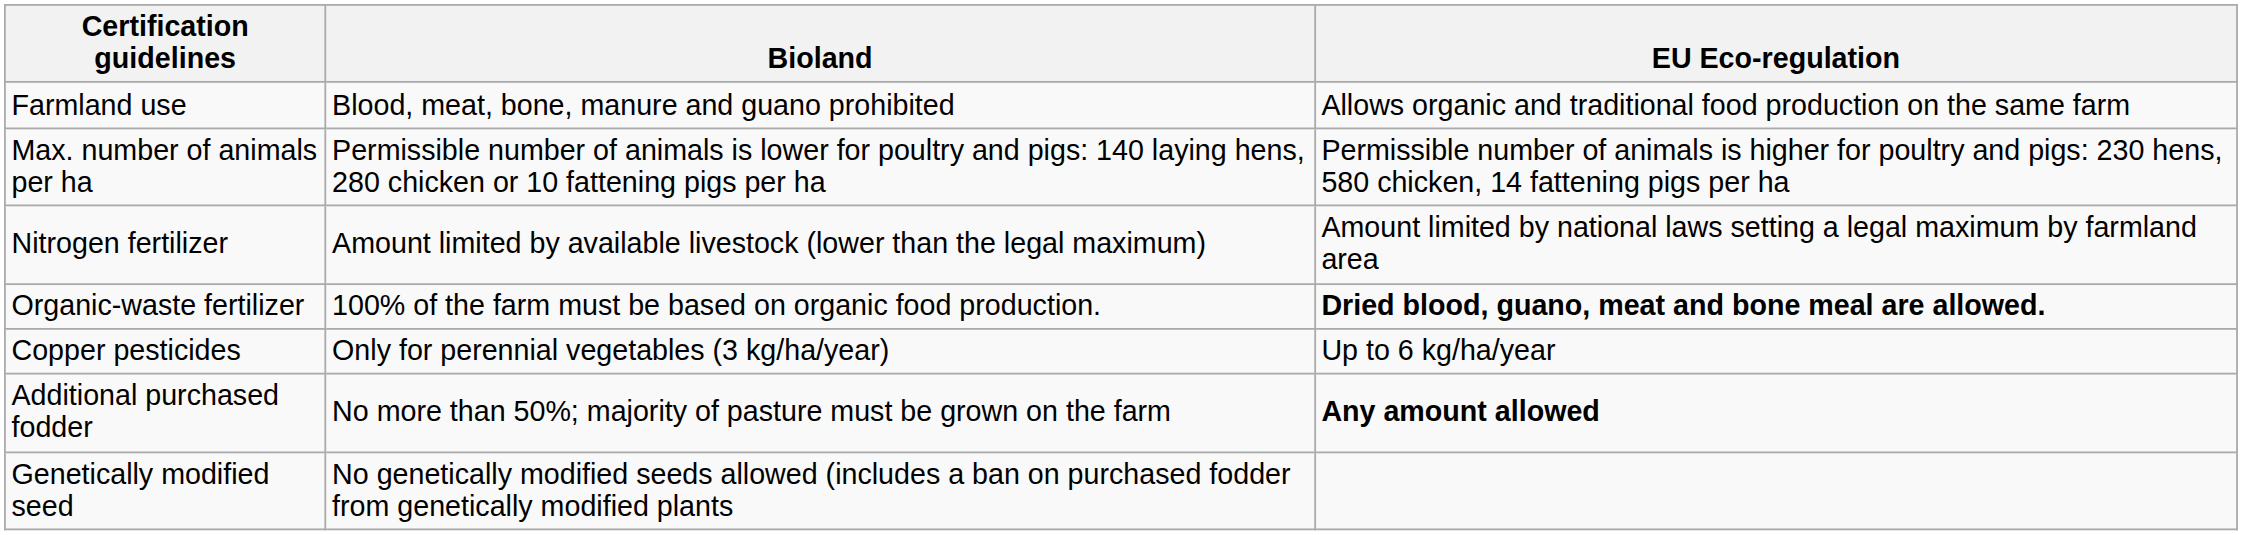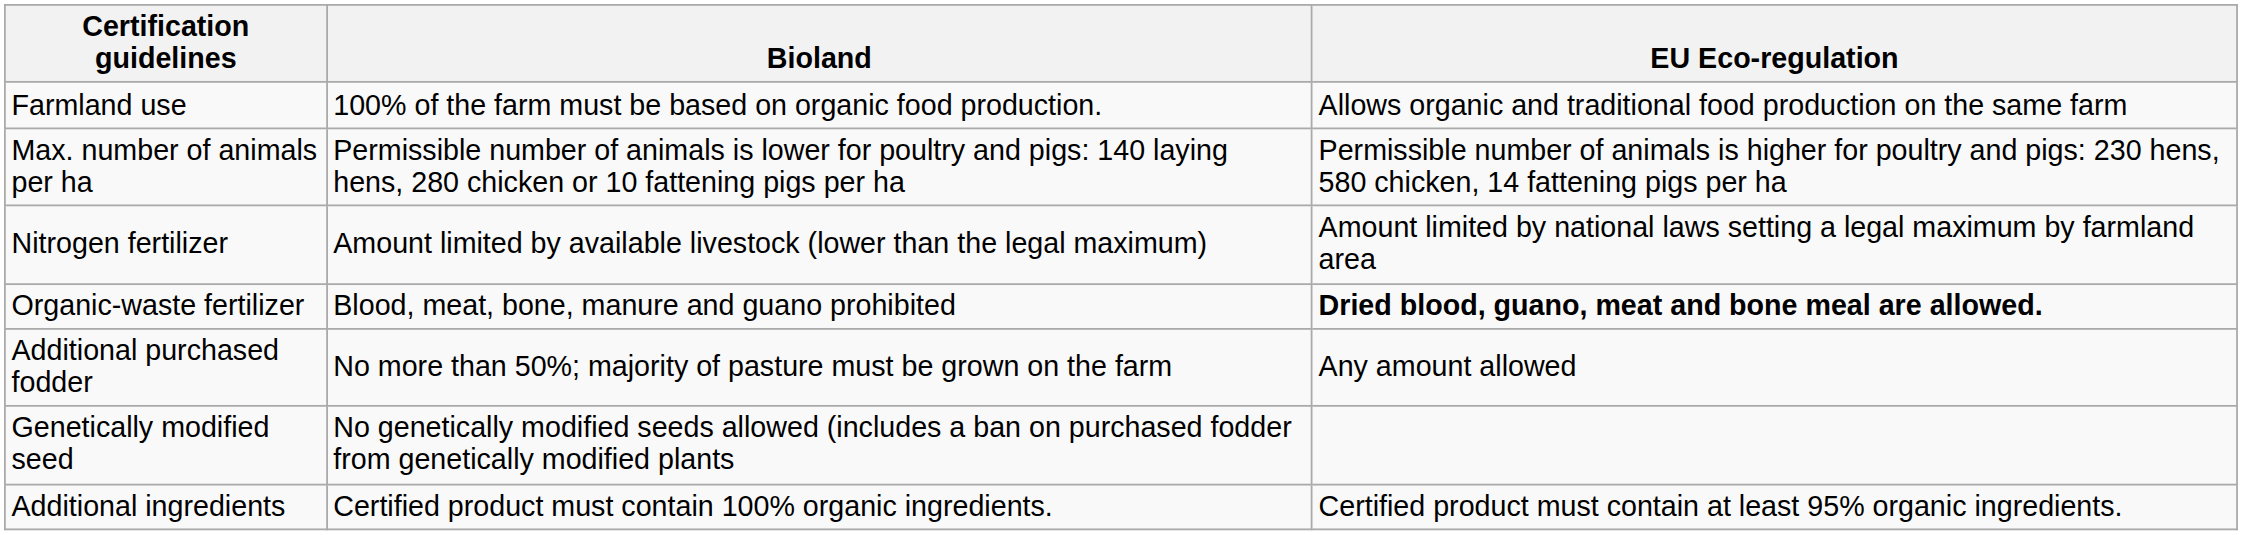(643, 104) Blood, meat, bone, manure and guano prohibited -> (718, 104) 100% of the farm must be based on organic food production.
(717, 305) 100% of the farm must be based on organic food production. -> (645, 305) Blood, meat, bone, manure and guano prohibited
- row: (126, 350)
(1461, 412) bold -> (1448, 367) normal
+ row: (148, 506)
